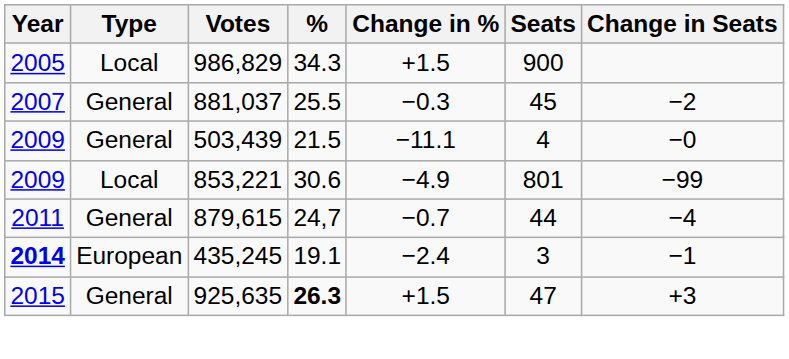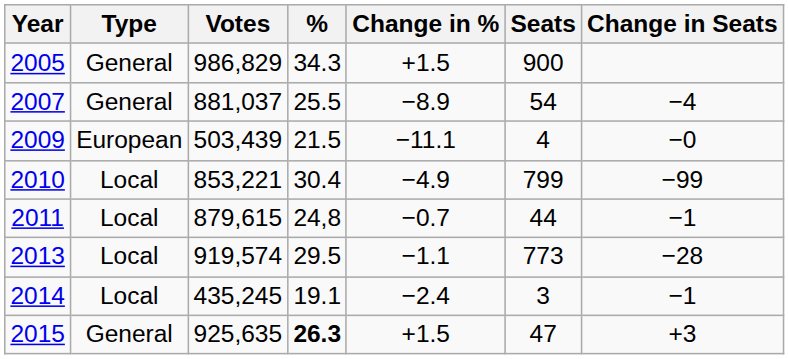(129, 62) Local -> (129, 62) General
(426, 101) −0.3 -> (426, 101) −8.9
(543, 101) 45 -> (543, 101) 54
(682, 101) −2 -> (682, 101) −4
(129, 140) General -> (129, 140) European
(38, 179) 2009 -> (38, 179) 2010
(317, 179) 30.6 -> (317, 179) 30.4
(543, 179) 801 -> (543, 179) 799
(129, 218) General -> (129, 218) Local
(317, 218) 24,7 -> (317, 218) 24,8
(682, 218) −4 -> (682, 218) −1
+ row: (238, 256)
(38, 256) bold -> (38, 295) normal
(129, 256) European -> (129, 295) Local
